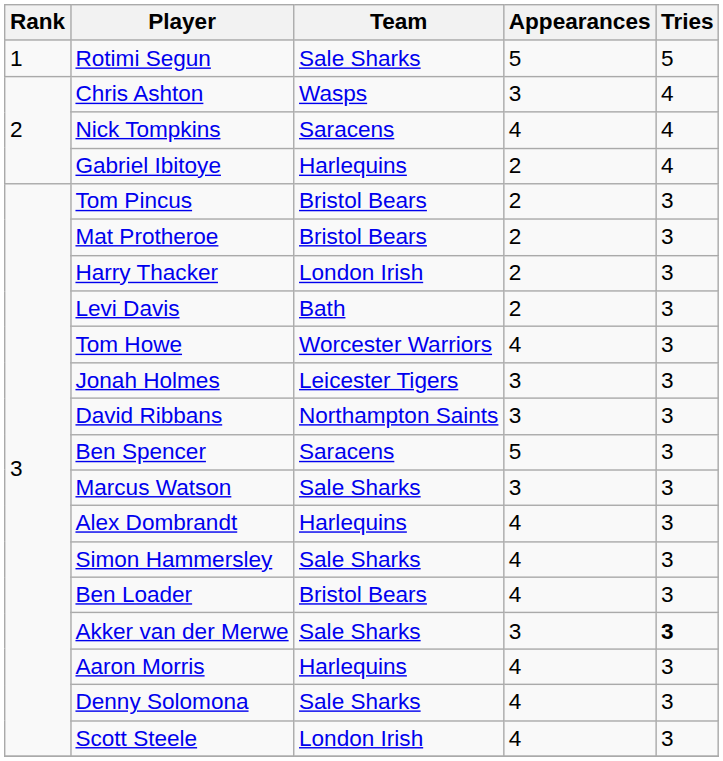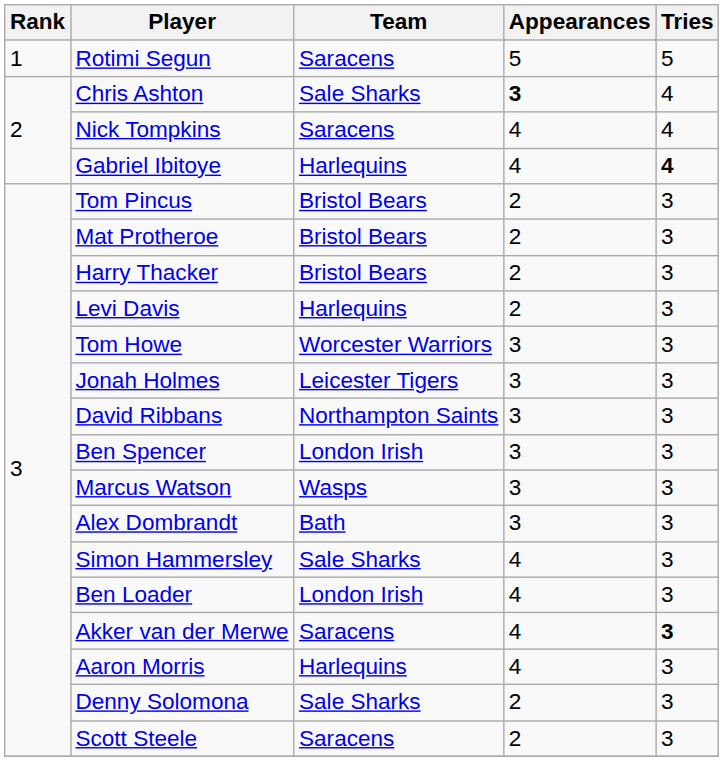(360, 58) Sale Sharks -> (347, 58) Saracens
(333, 93) Wasps -> (360, 93) Sale Sharks
(515, 93) normal -> (515, 93) bold
(515, 165) 2 -> (515, 165) 4
(667, 165) normal -> (667, 165) bold
(361, 272) London Irish -> (363, 272) Bristol Bears
(322, 308) Bath -> (353, 308) Harlequins
(515, 344) 4 -> (515, 344) 3
(347, 451) Saracens -> (361, 451) London Irish
(515, 451) 5 -> (515, 451) 3
(360, 487) Sale Sharks -> (333, 487) Wasps
(353, 523) Harlequins -> (322, 523) Bath
(515, 523) 4 -> (515, 523) 3
(363, 594) Bristol Bears -> (361, 594) London Irish
(360, 630) Sale Sharks -> (347, 630) Saracens
(515, 630) 3 -> (515, 630) 4
(515, 702) 4 -> (515, 702) 2
(361, 737) London Irish -> (347, 737) Saracens
(515, 737) 4 -> (515, 737) 2
